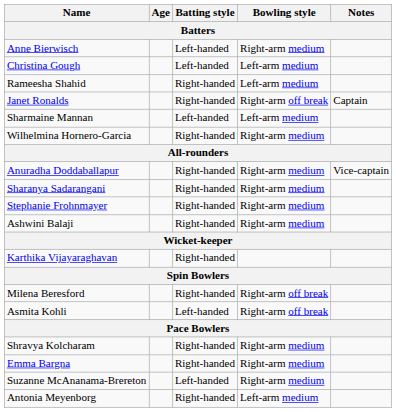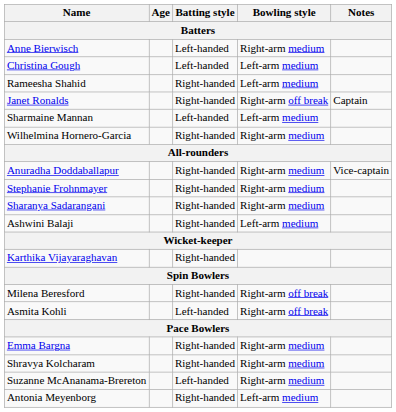rows swapped: (56, 188) <-> (57, 205)
(282, 223) Right-arm medium -> (279, 223) Left-arm medium
rows swapped: (51, 345) <-> (39, 363)
